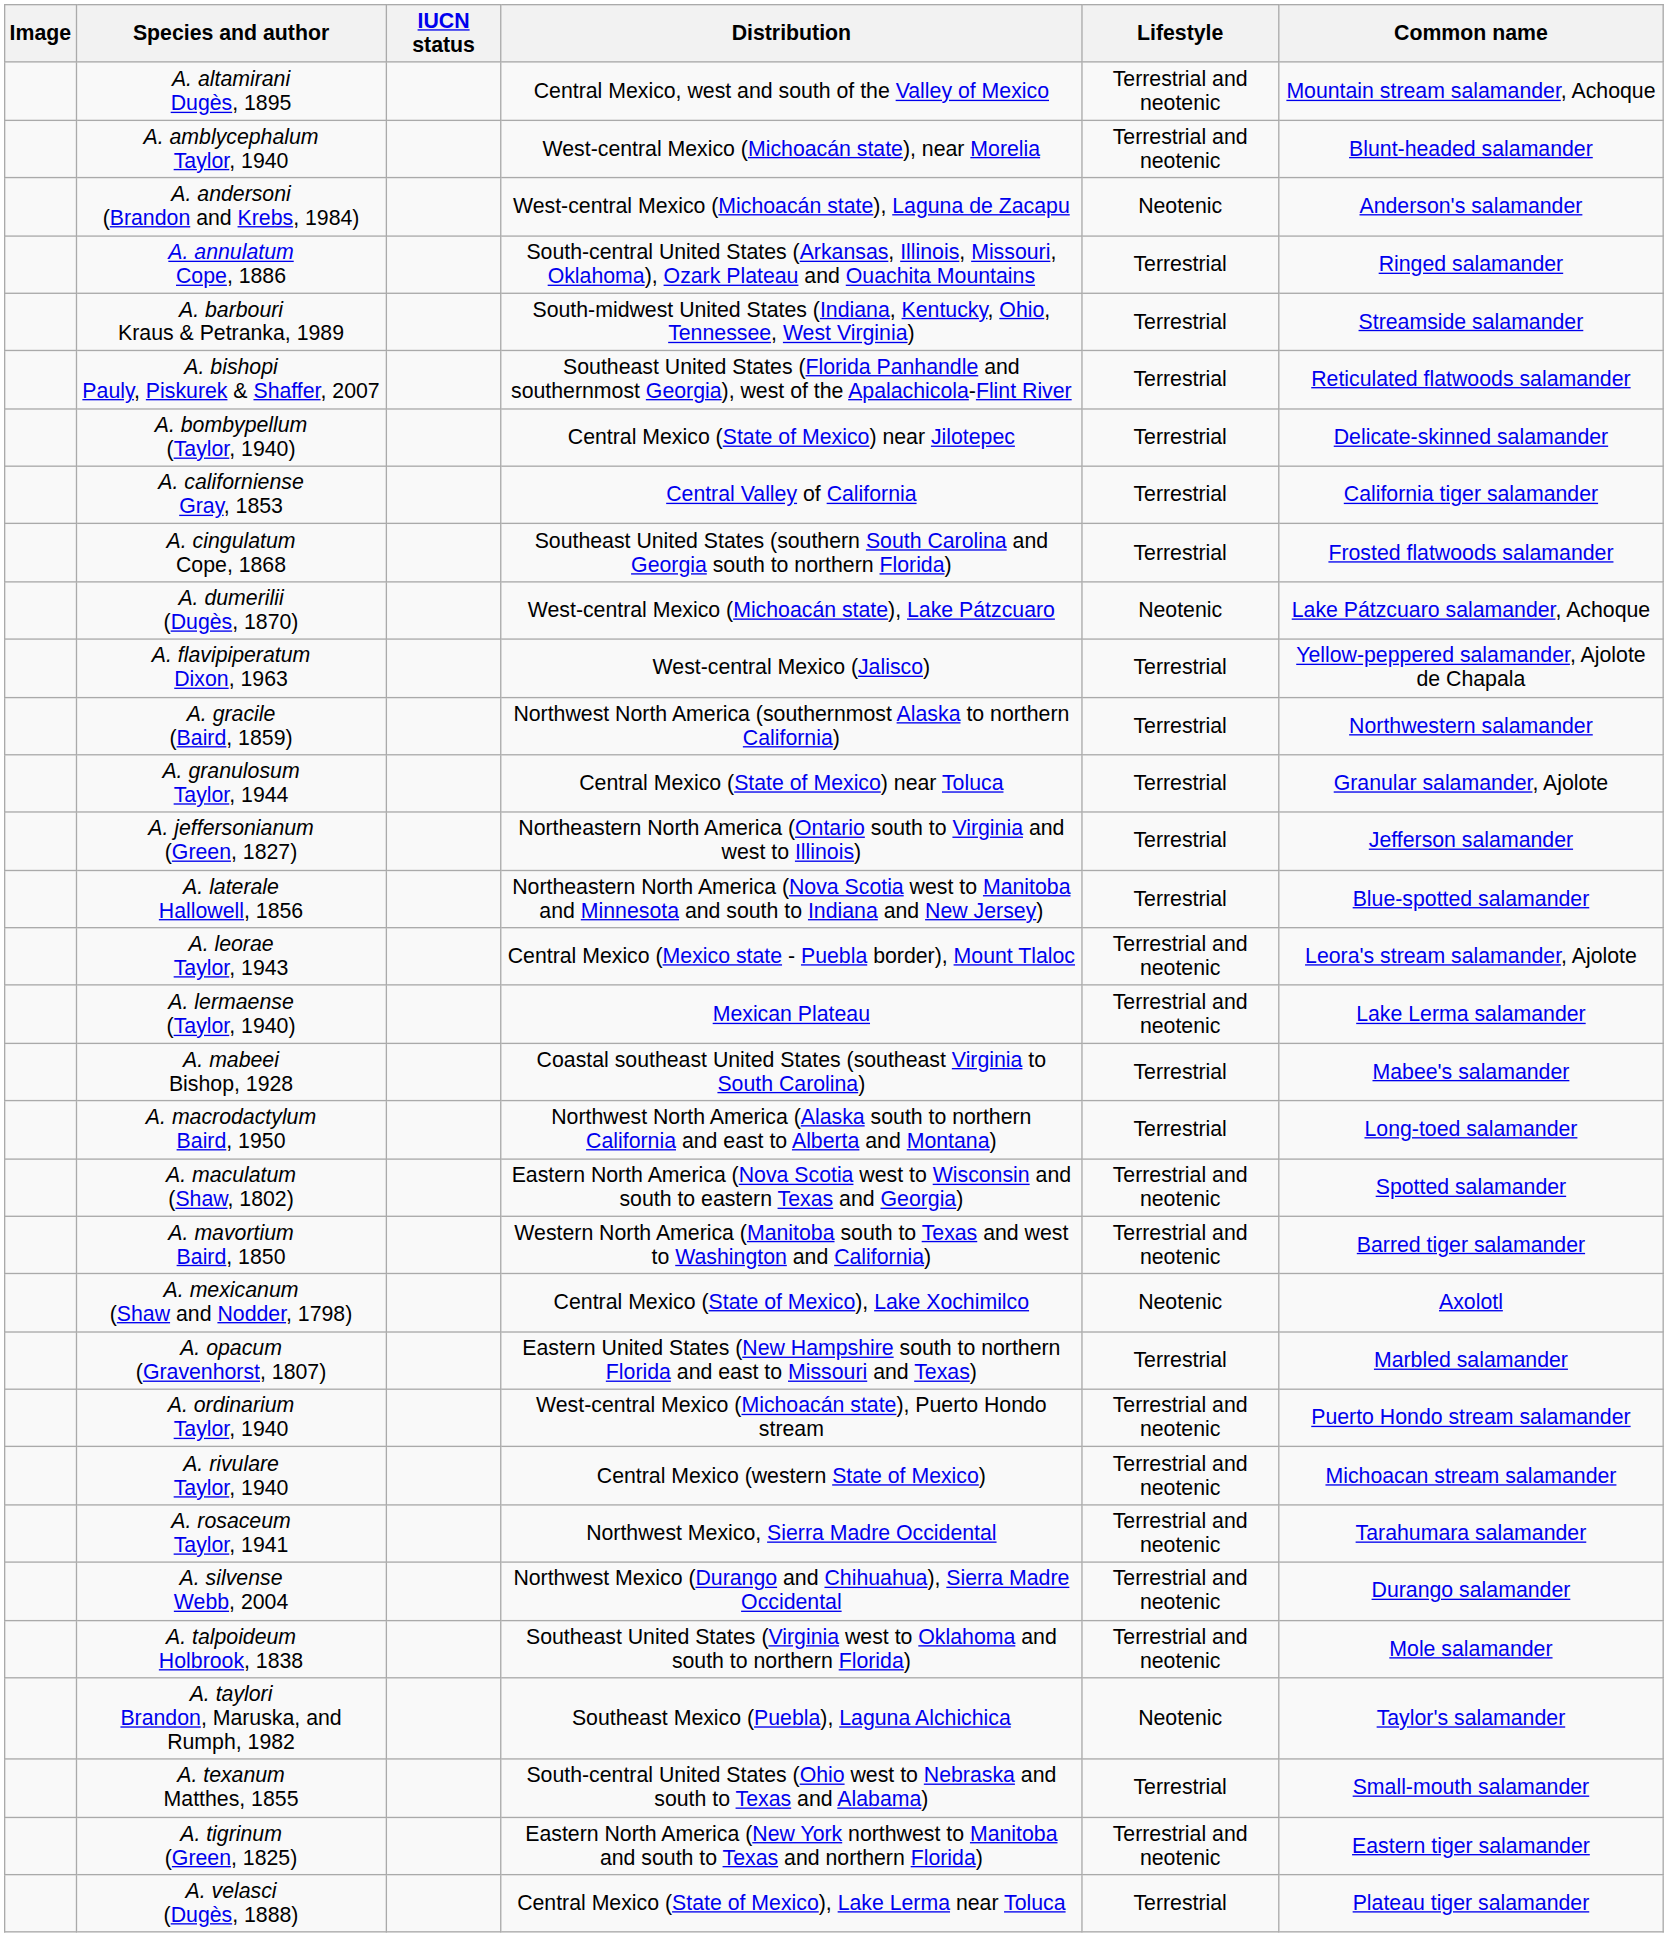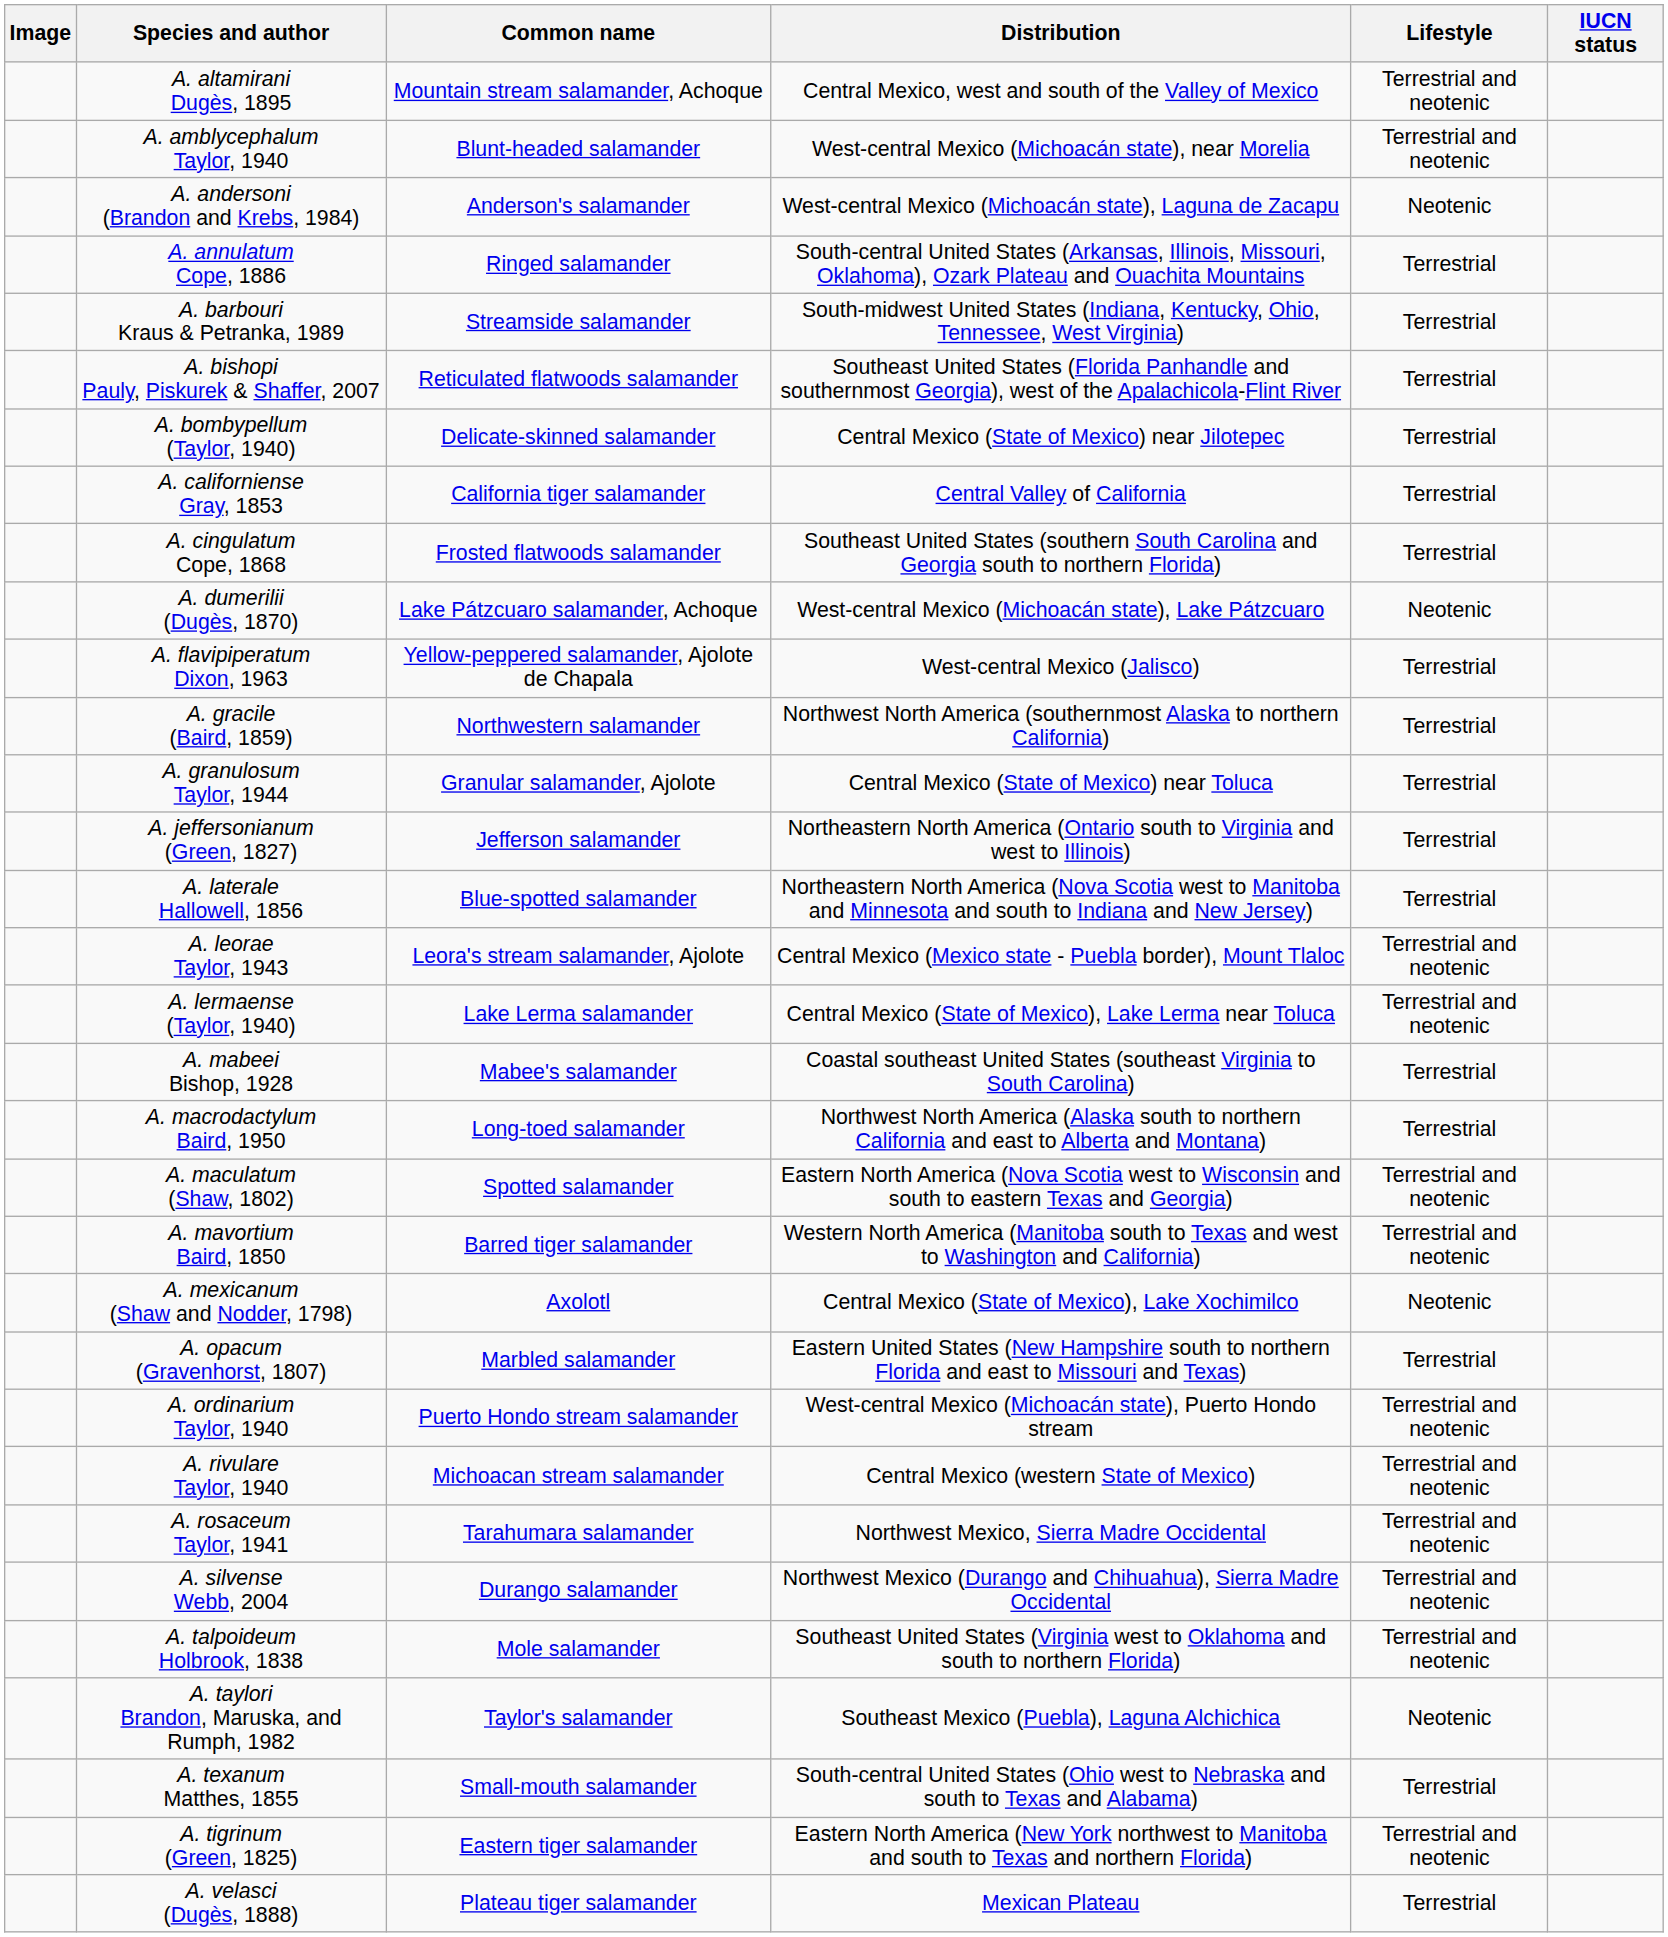columns swapped: (1471, 33) <-> (444, 33)
(791, 1014) Mexican Plateau -> (1061, 1014) Central Mexico (State of Mexico), Lake Lerma near Toluca
(791, 1903) Central Mexico (State of Mexico), Lake Lerma near Toluca -> (1061, 1903) Mexican Plateau
